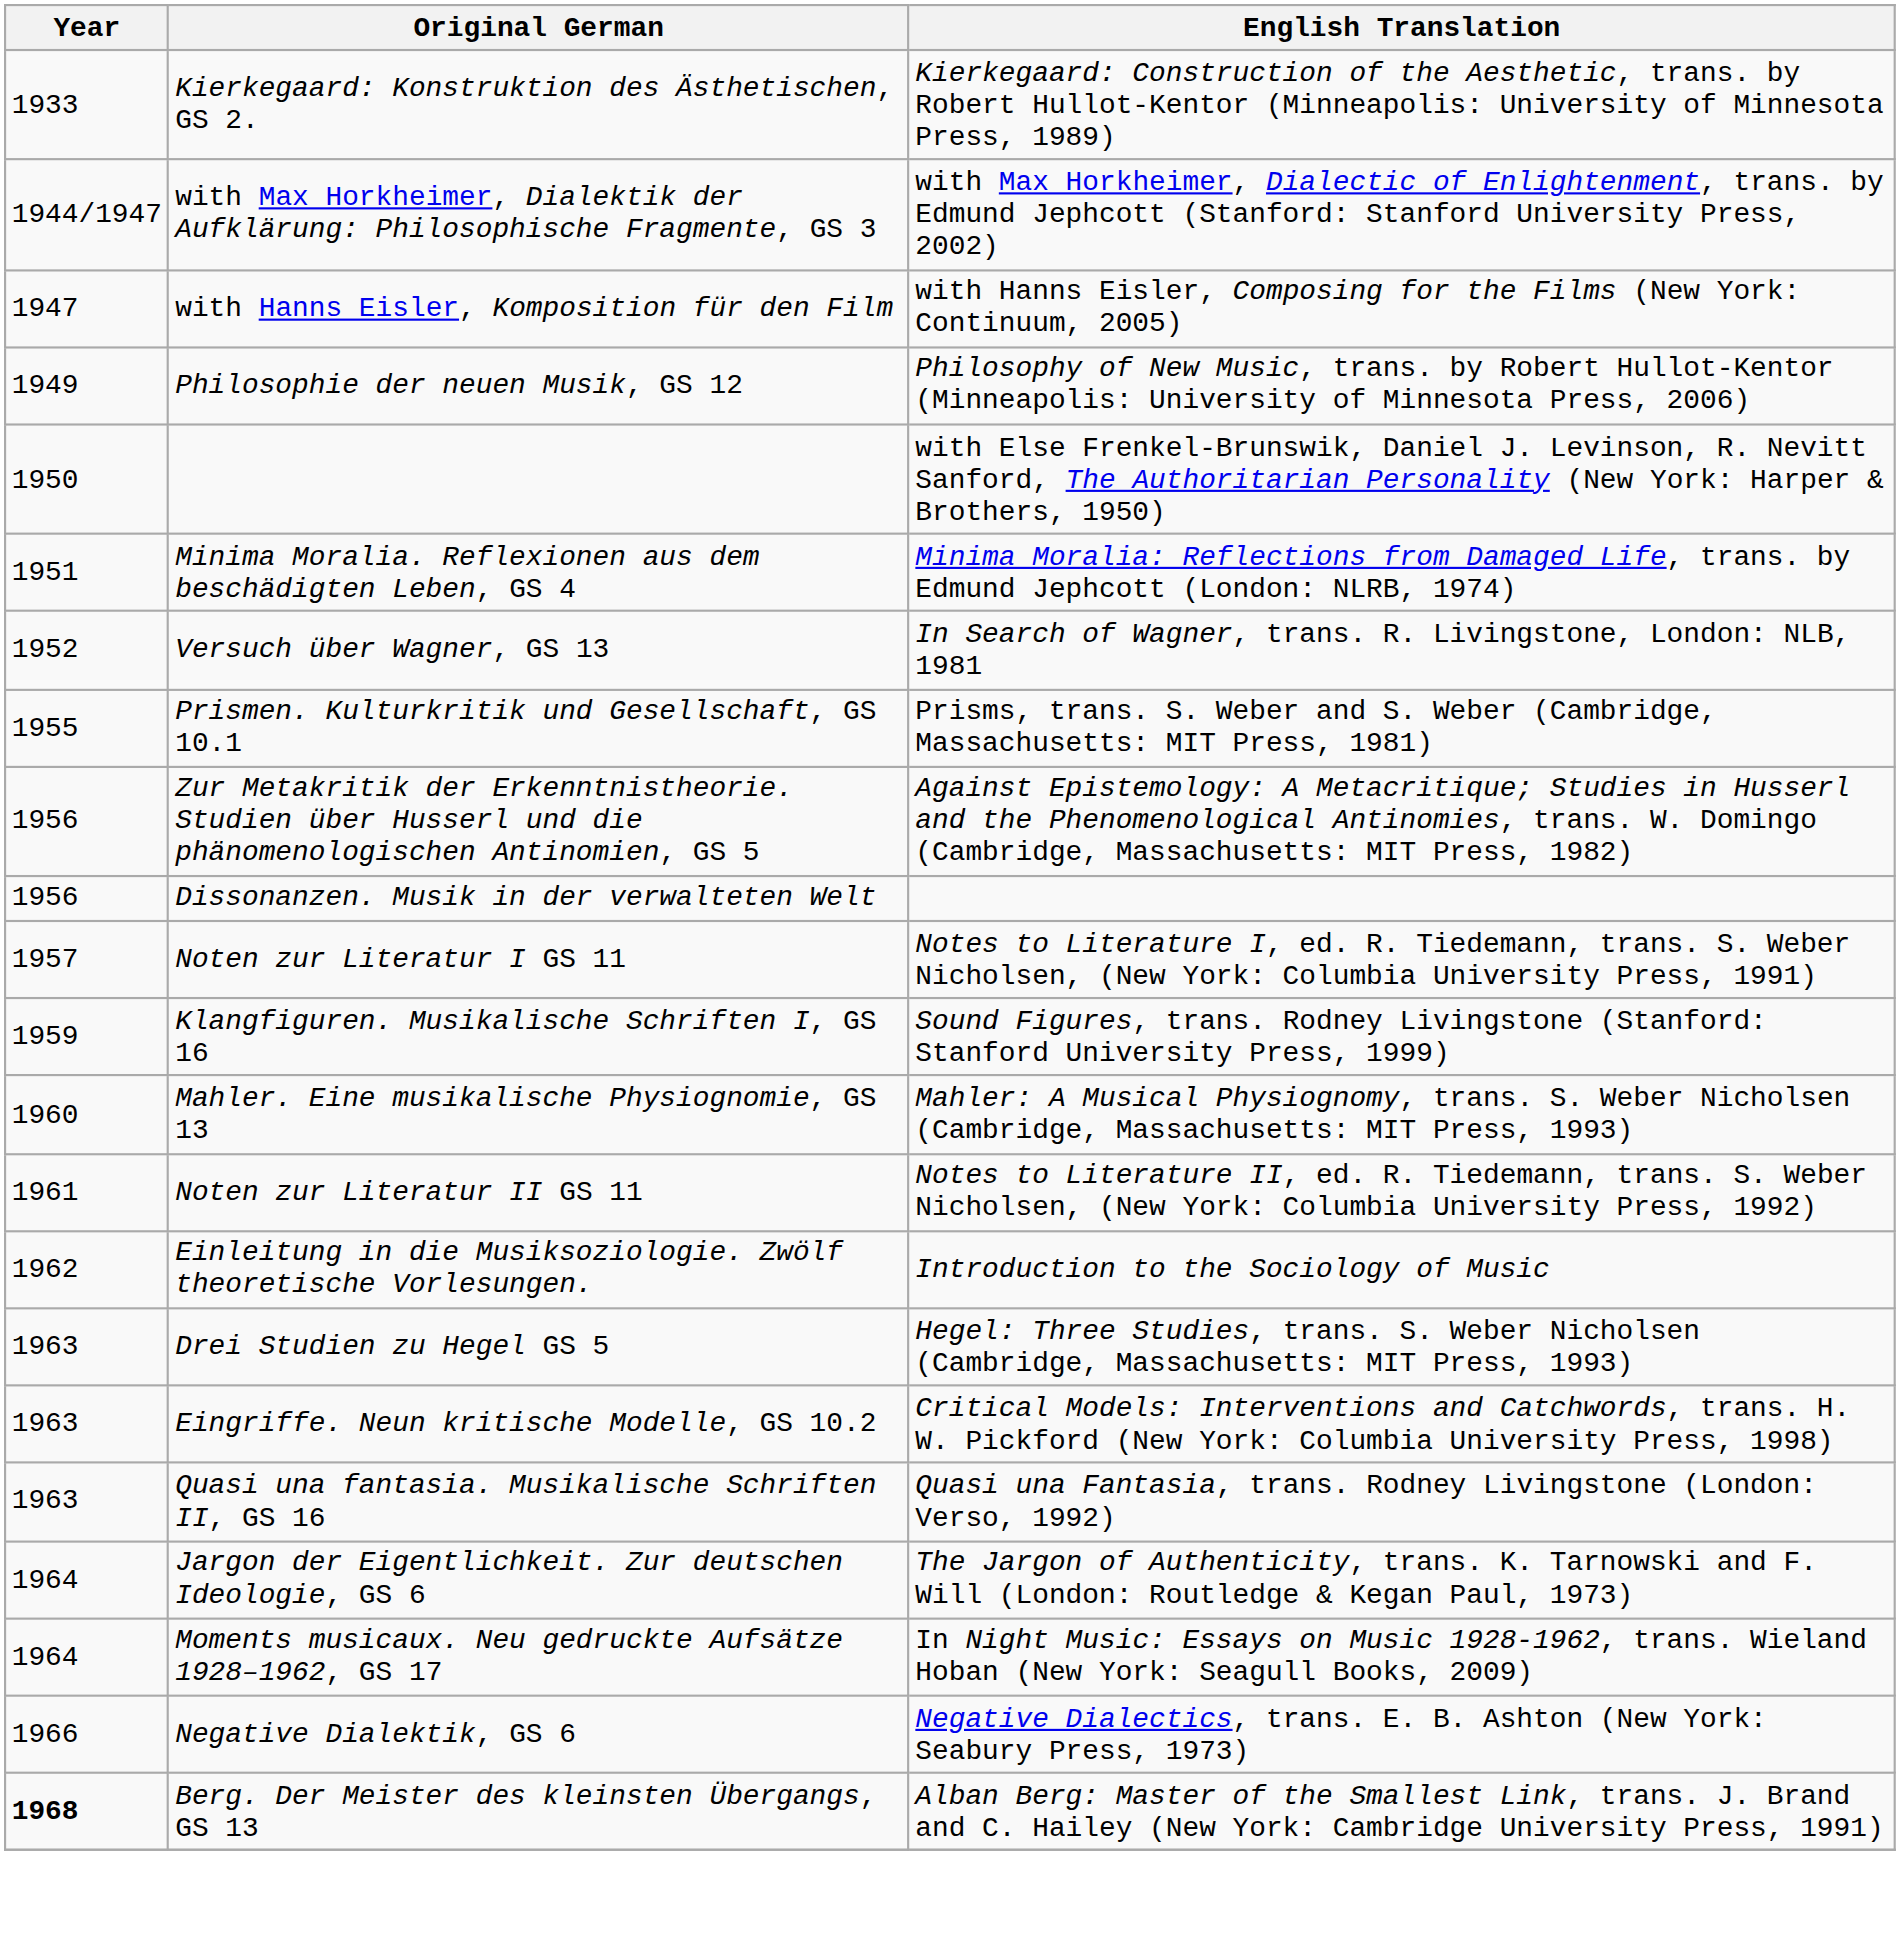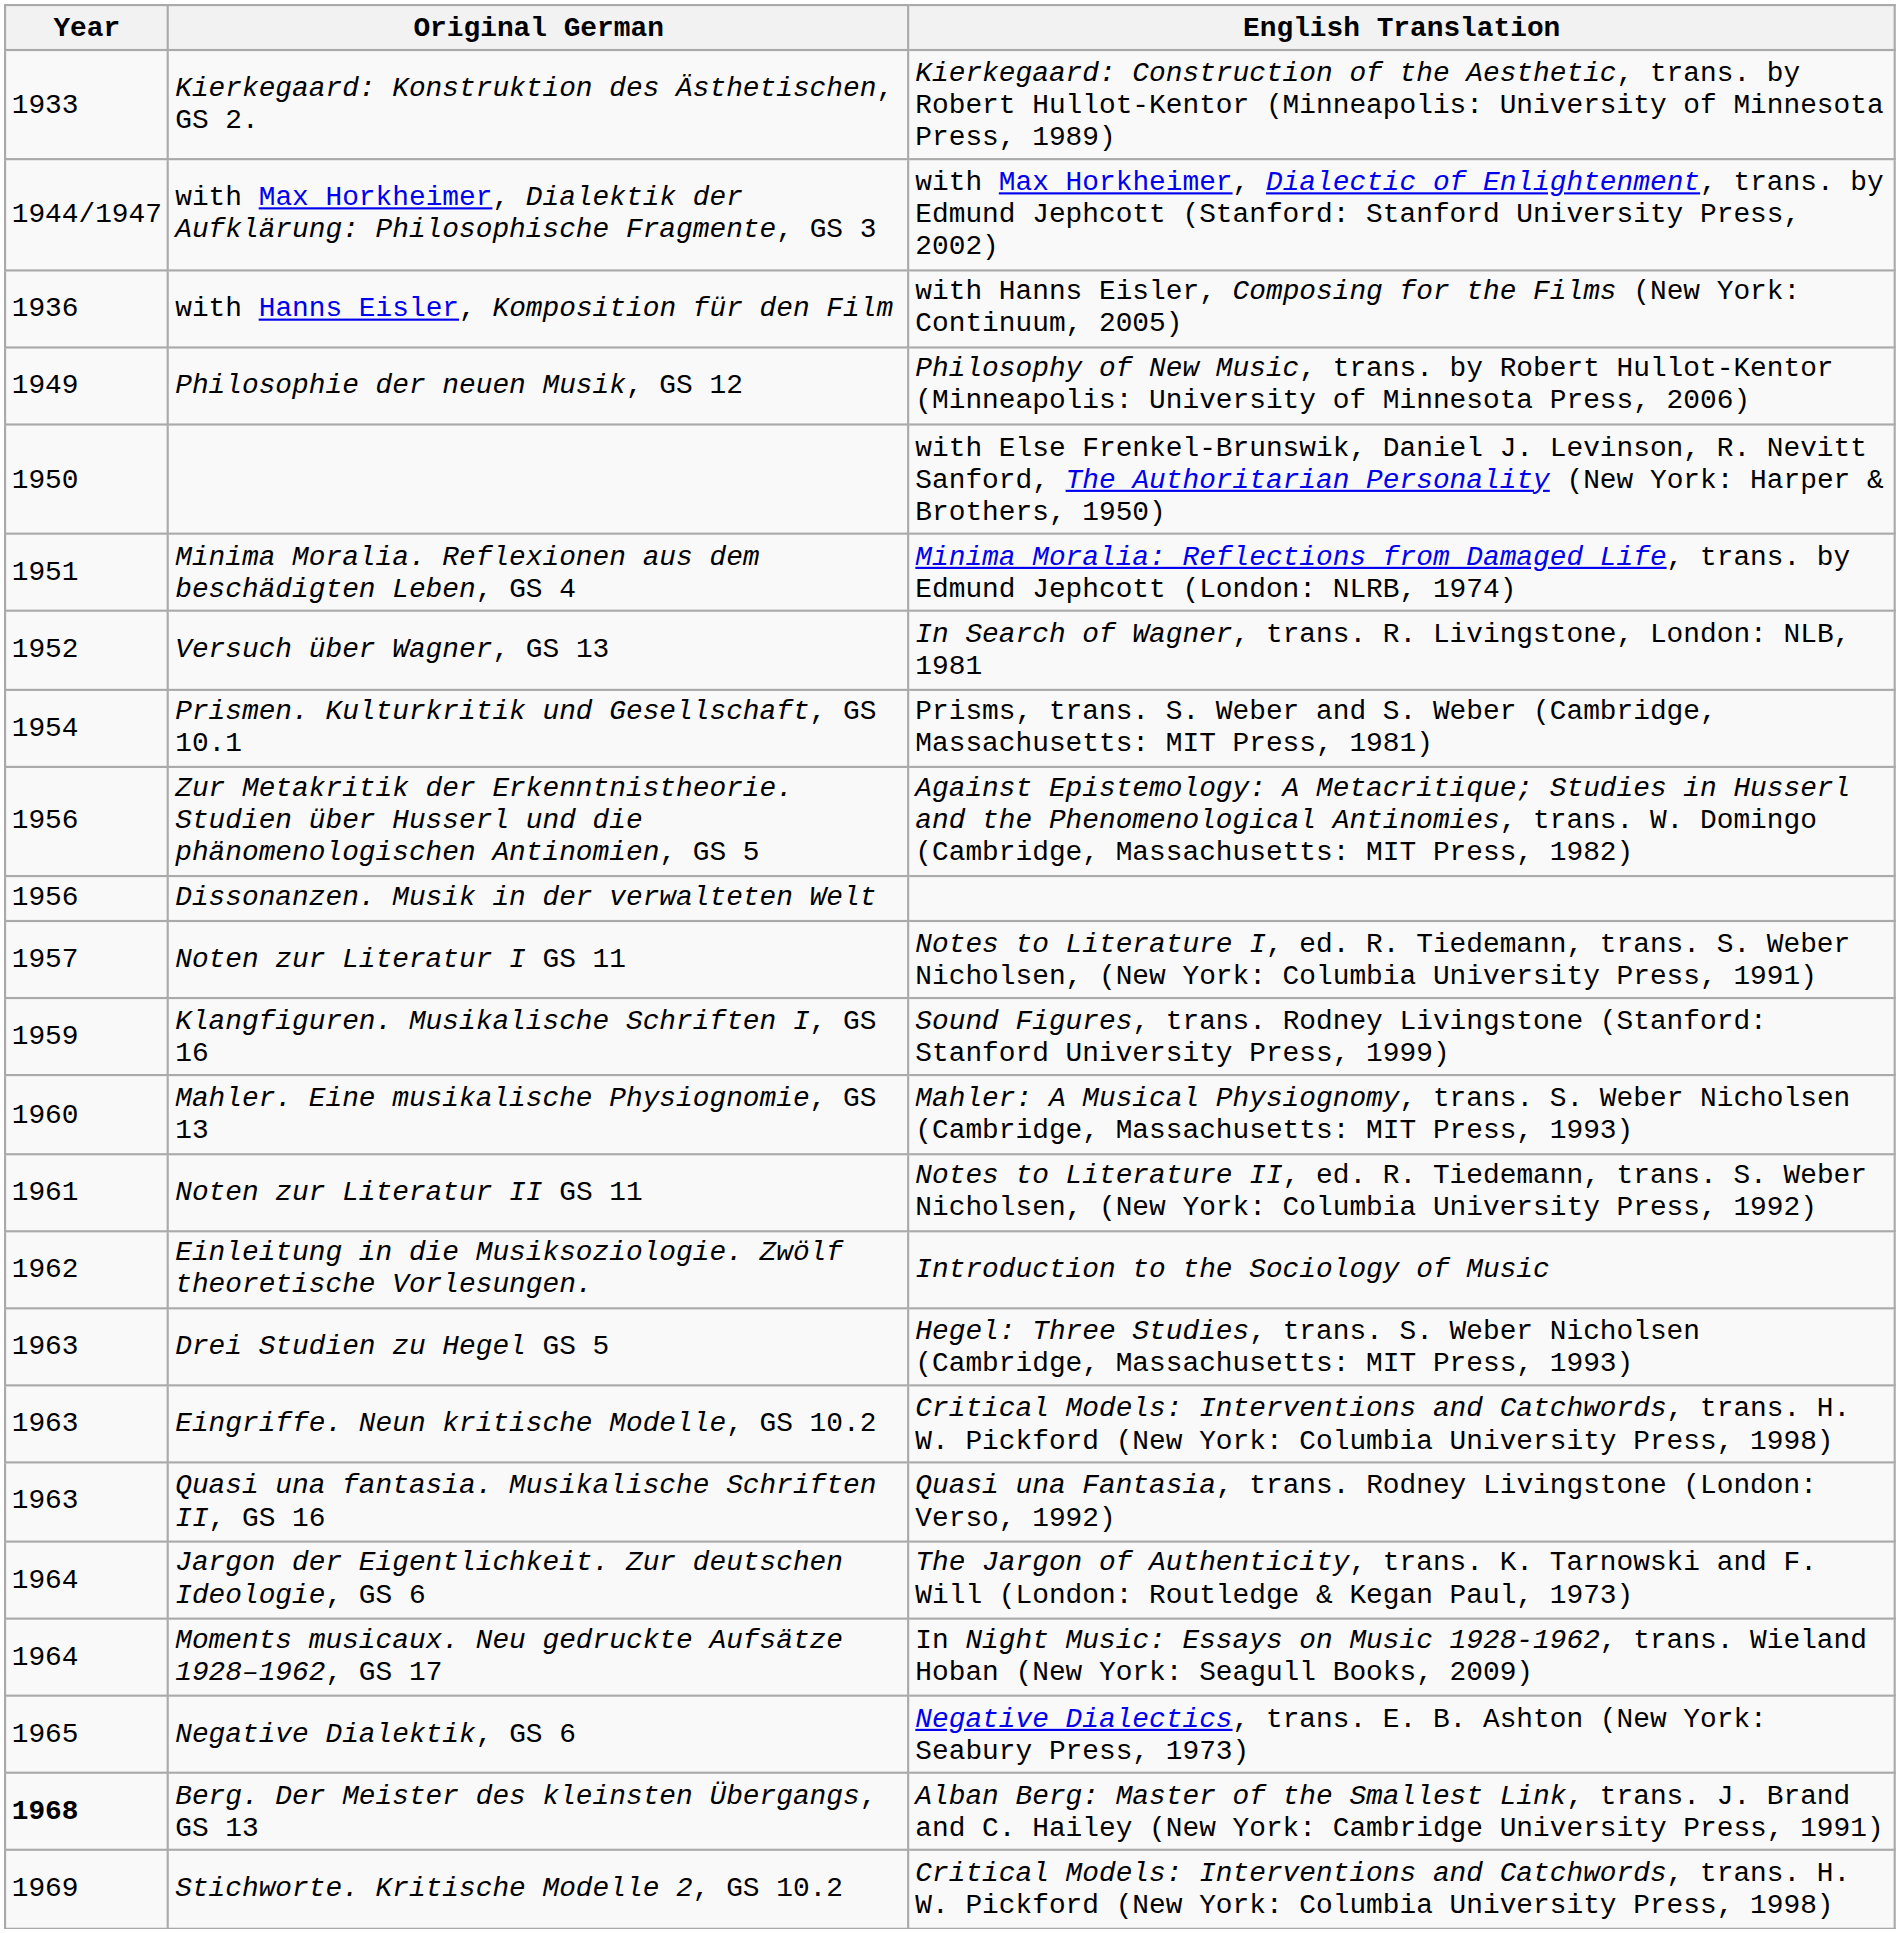(45, 308) 1947 -> (45, 308) 1936
(45, 728) 1955 -> (45, 728) 1954
(45, 1734) 1966 -> (45, 1734) 1965
+ row: (509, 1889)
